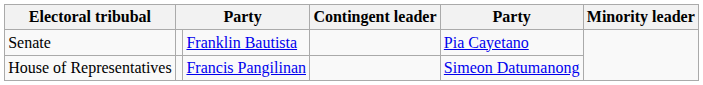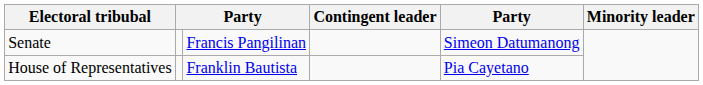(242, 42) Franklin Bautista -> (246, 42) Francis Pangilinan
(486, 42) Pia Cayetano -> (512, 42) Simeon Datumanong
(246, 67) Francis Pangilinan -> (242, 67) Franklin Bautista
(512, 67) Simeon Datumanong -> (486, 67) Pia Cayetano
